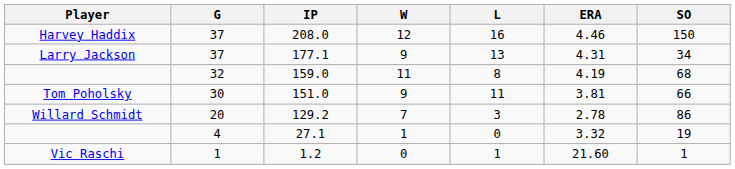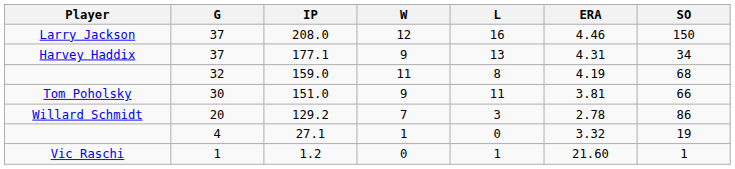(87, 34) Harvey Haddix -> (87, 34) Larry Jackson
(87, 54) Larry Jackson -> (87, 54) Harvey Haddix
